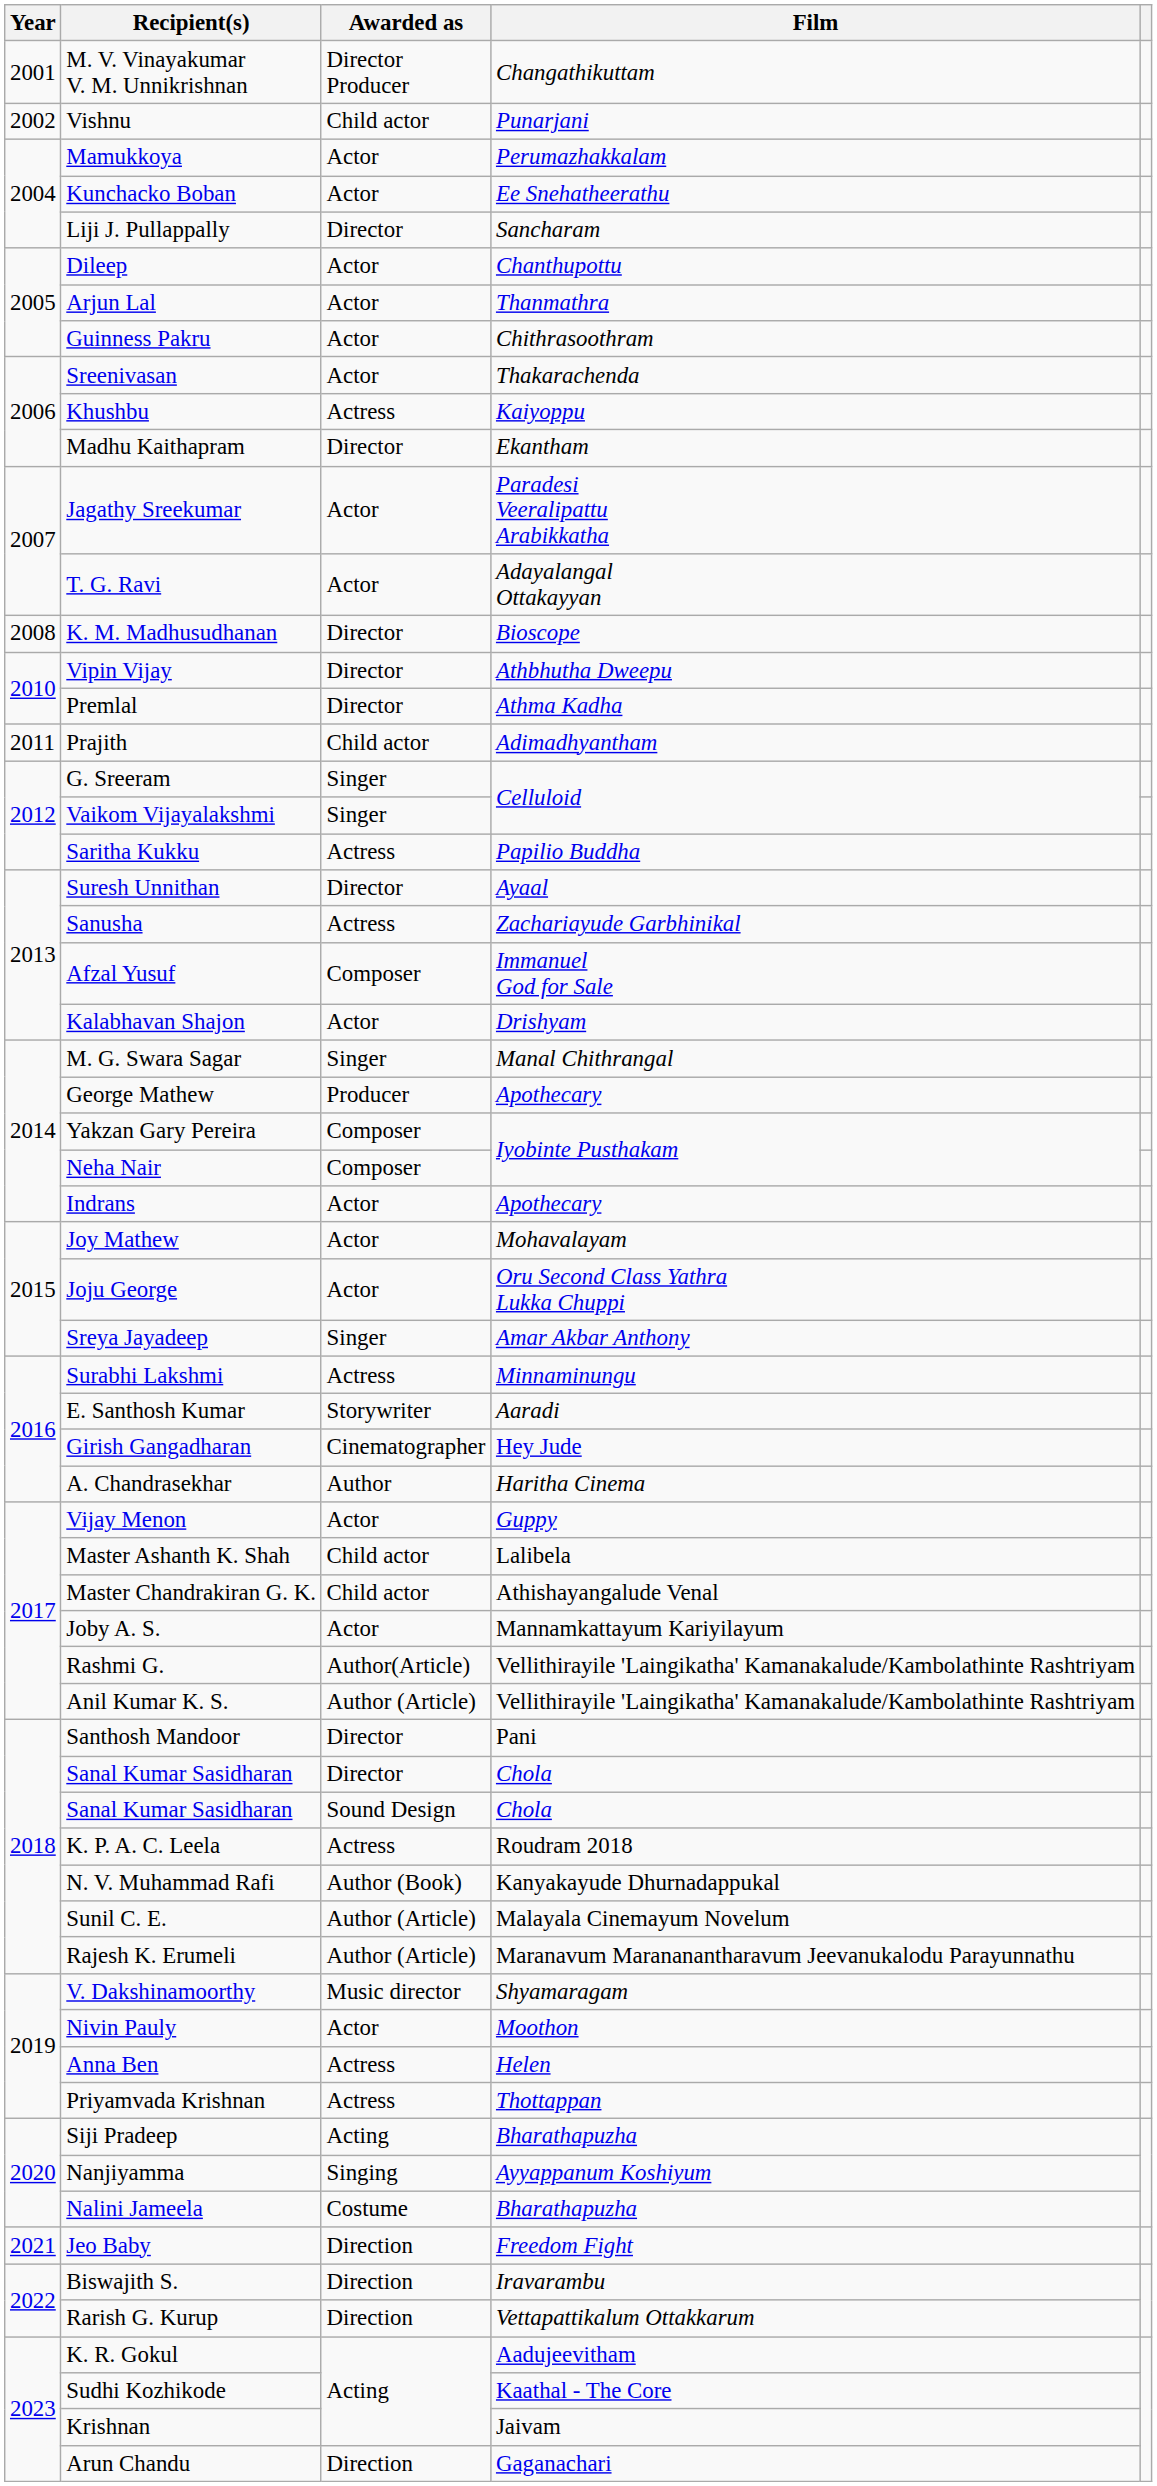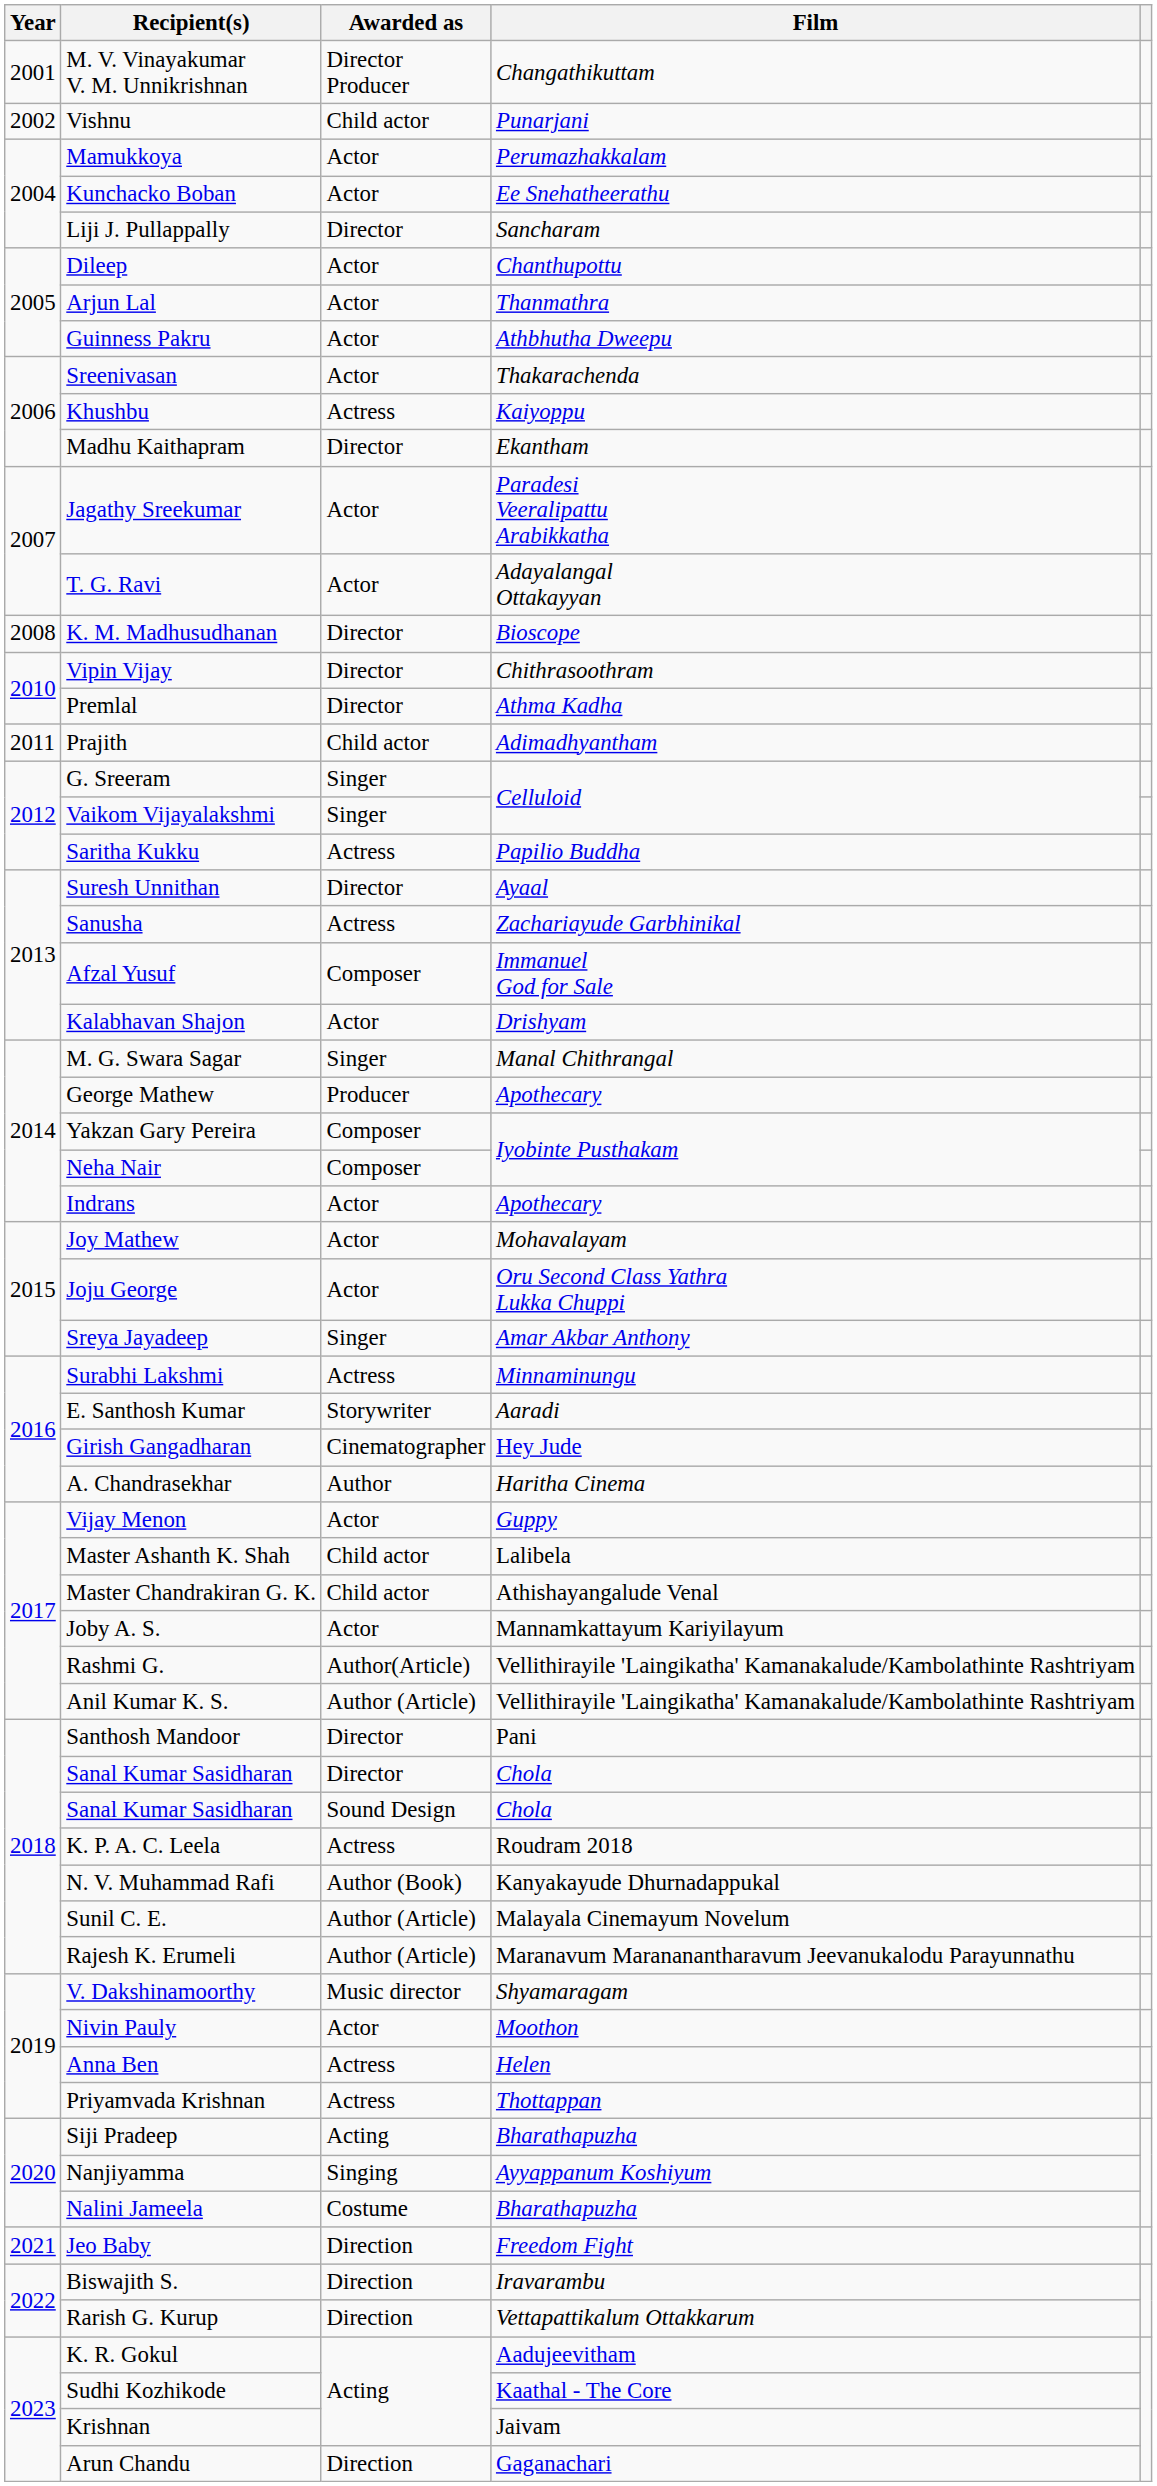(575, 338) Chithrasoothram -> (584, 338) Athbhutha Dweepu
(584, 669) Athbhutha Dweepu -> (575, 669) Chithrasoothram
